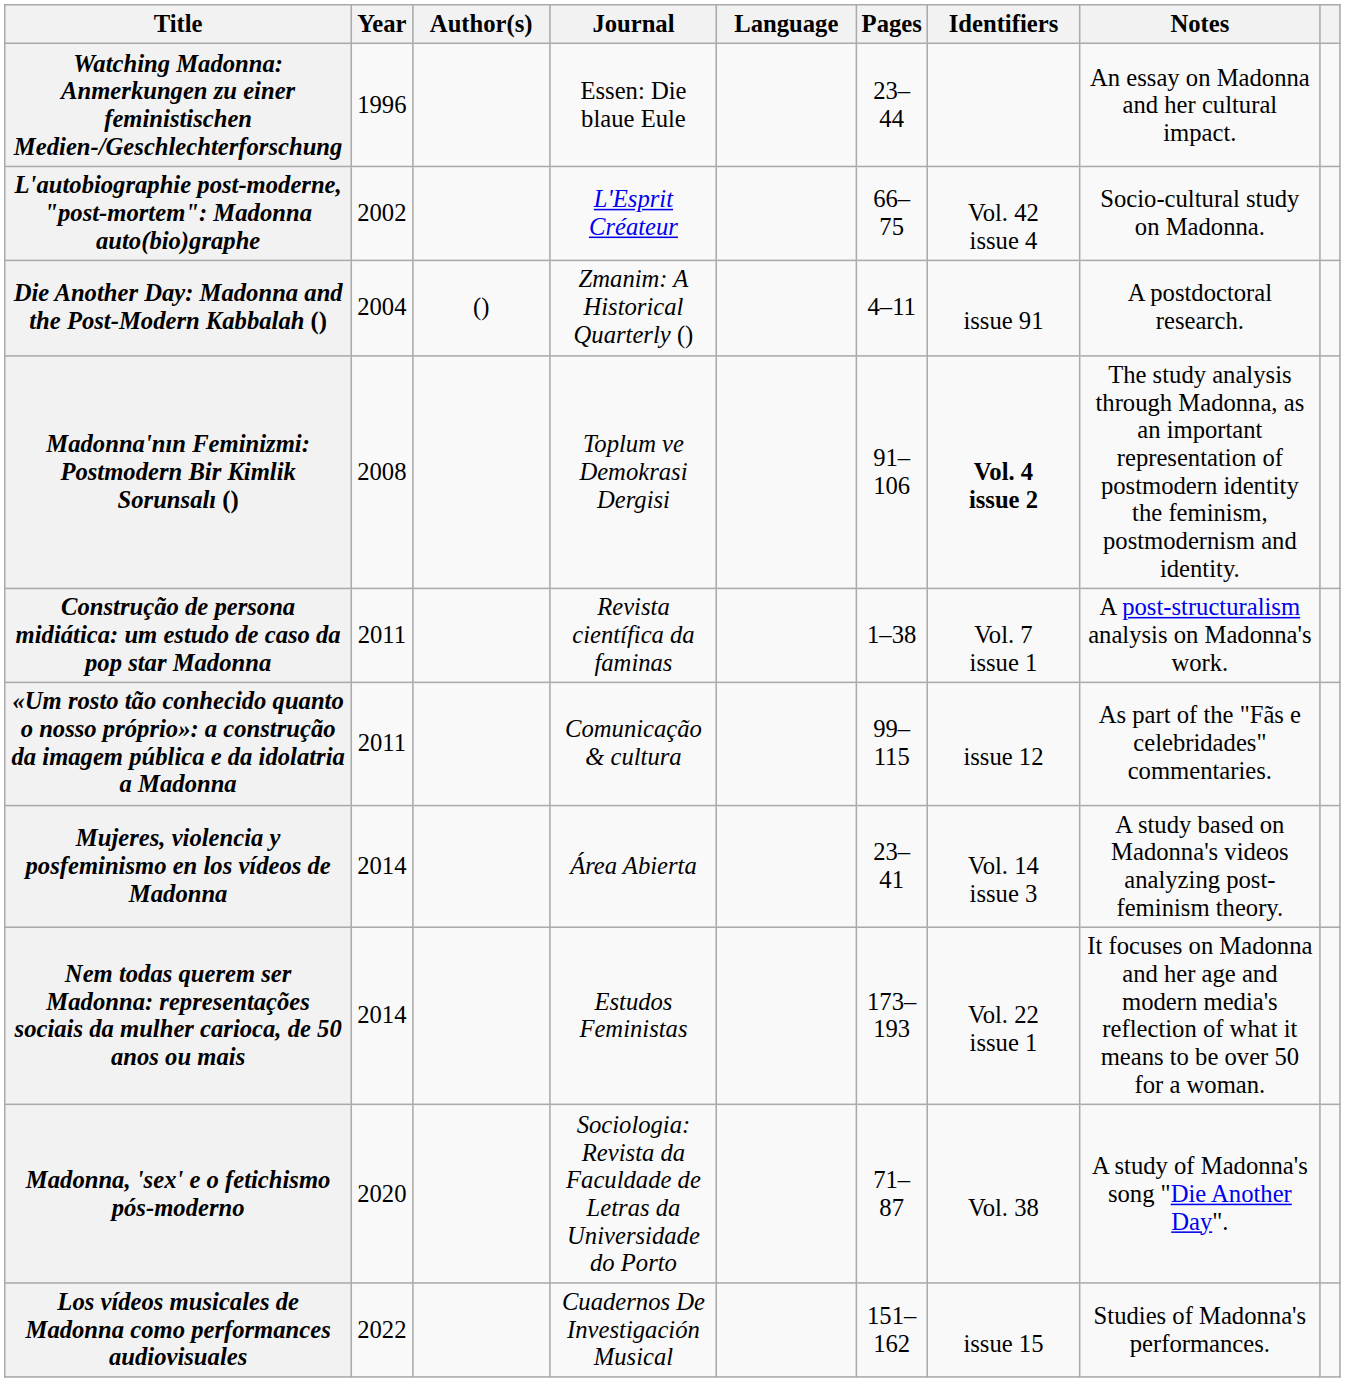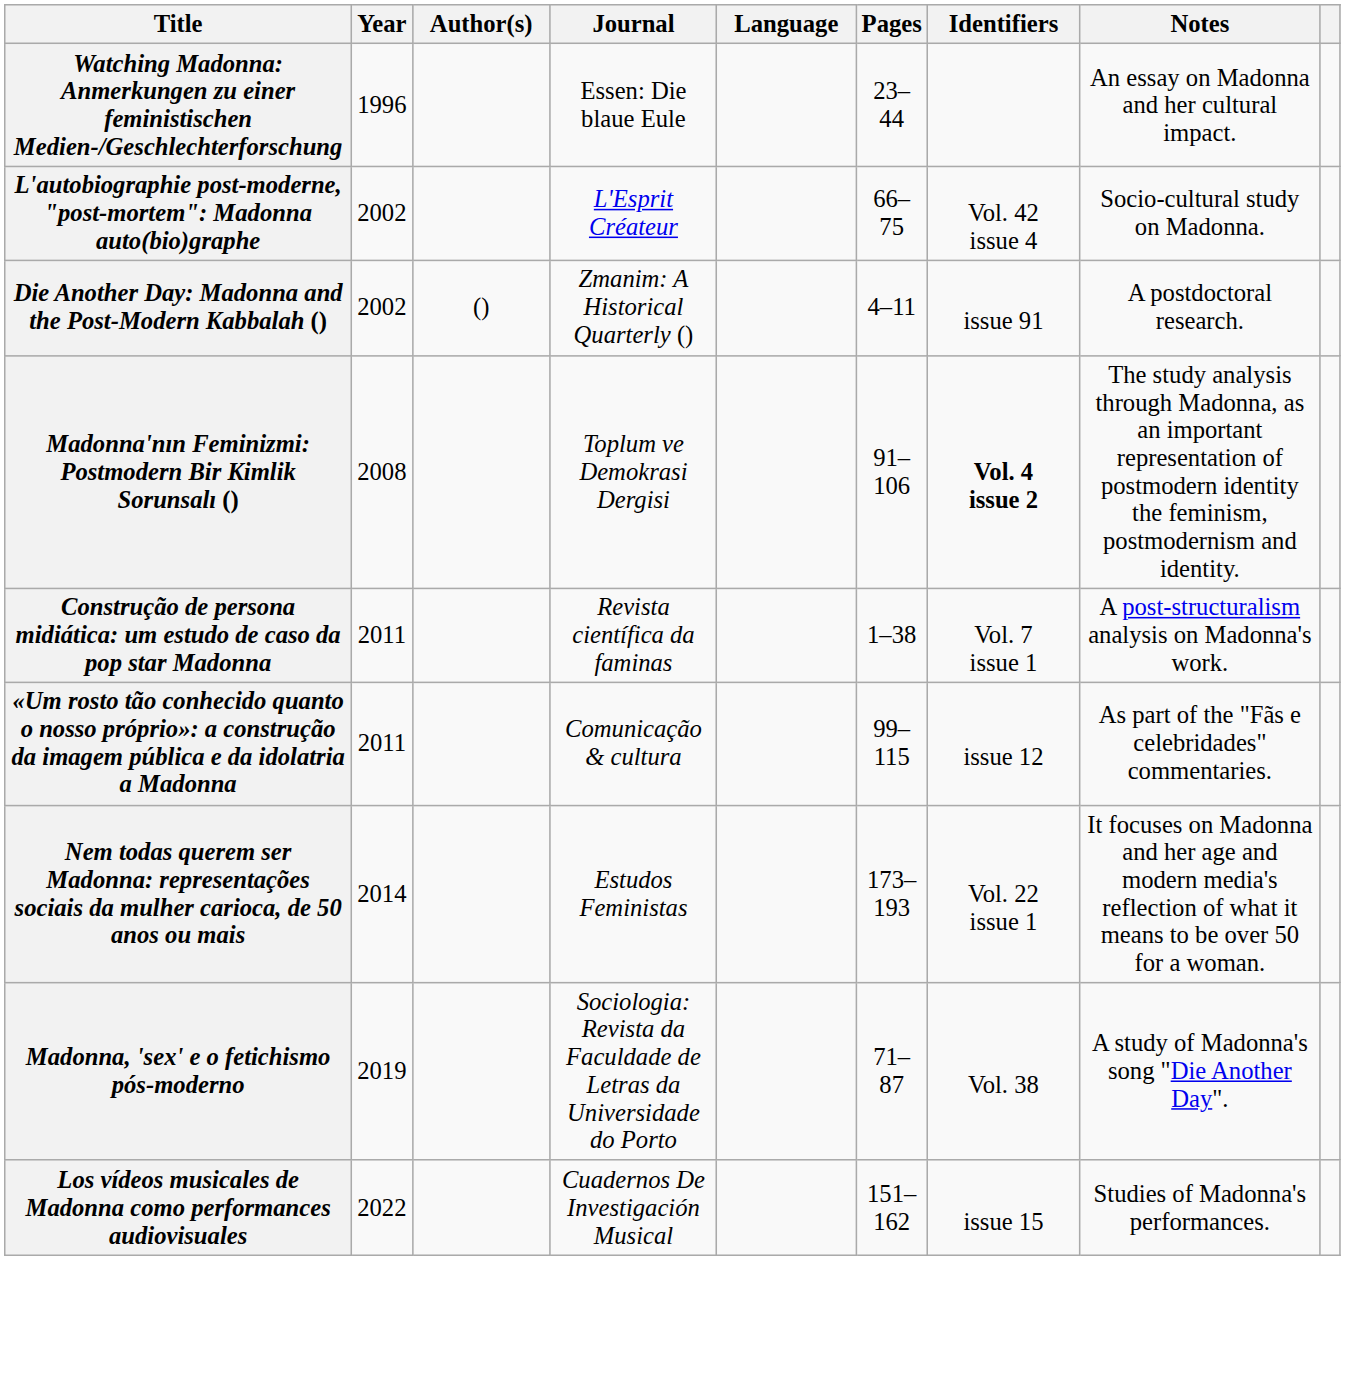(382, 307) 2004 -> (382, 307) 2002
- row: (178, 865)
(382, 1193) 2020 -> (382, 1071) 2019
